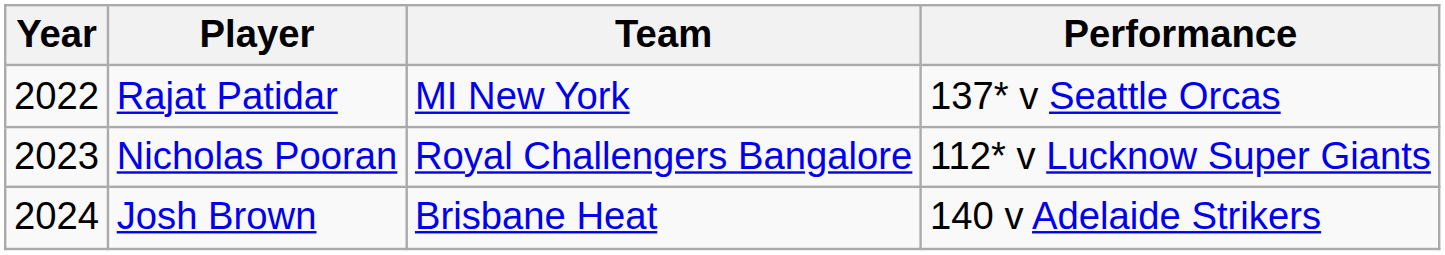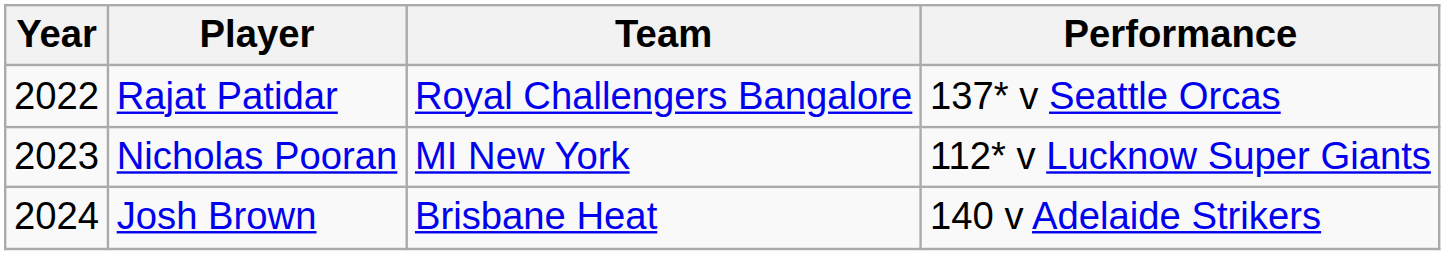(522, 95) MI New York -> (664, 95) Royal Challengers Bangalore
(664, 156) Royal Challengers Bangalore -> (522, 156) MI New York
